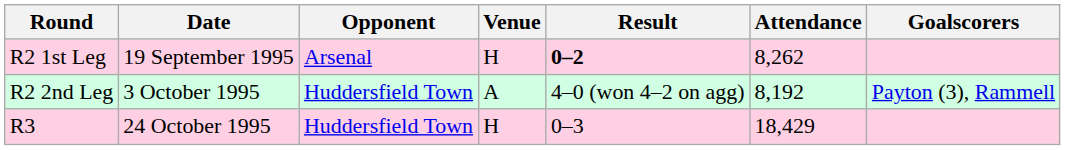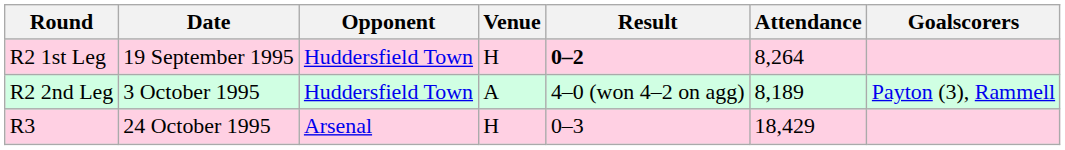(338, 56) Arsenal -> (388, 56) Huddersfield Town
(779, 56) 8,262 -> (779, 56) 8,264
(779, 91) 8,192 -> (779, 91) 8,189
(388, 126) Huddersfield Town -> (338, 126) Arsenal
